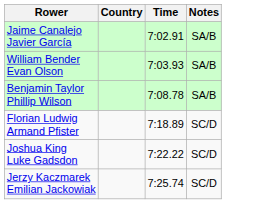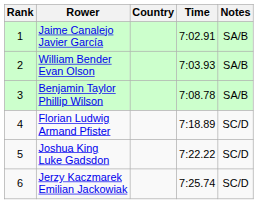+ column: (20, 13)
